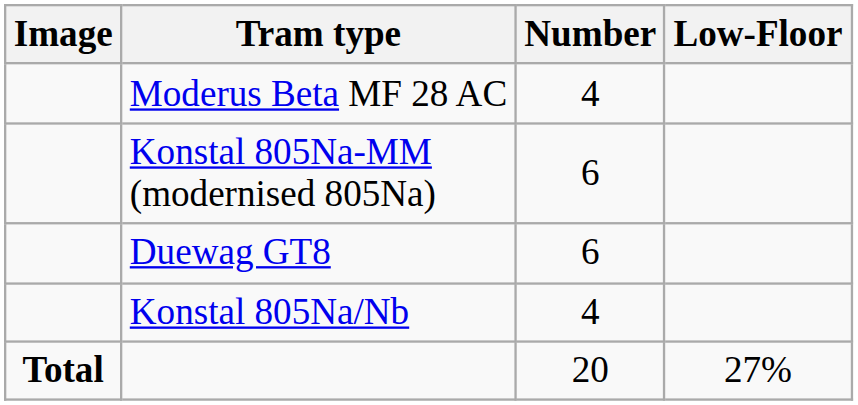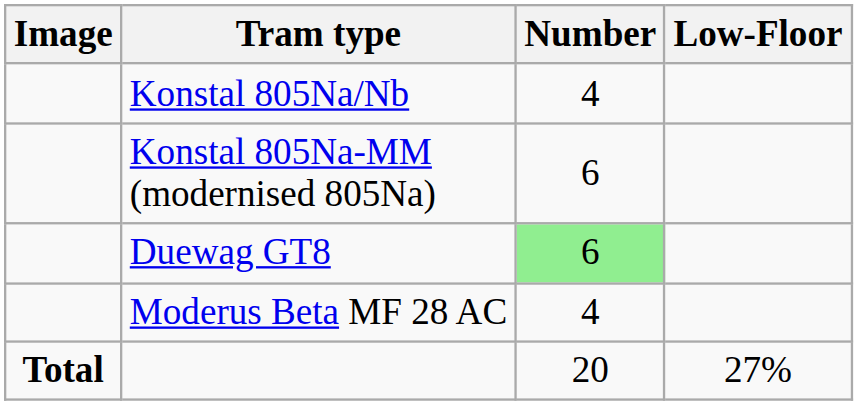rows swapped: (269, 311) <-> (318, 92)
(590, 252) no background -> (590, 252) lightgreen background
